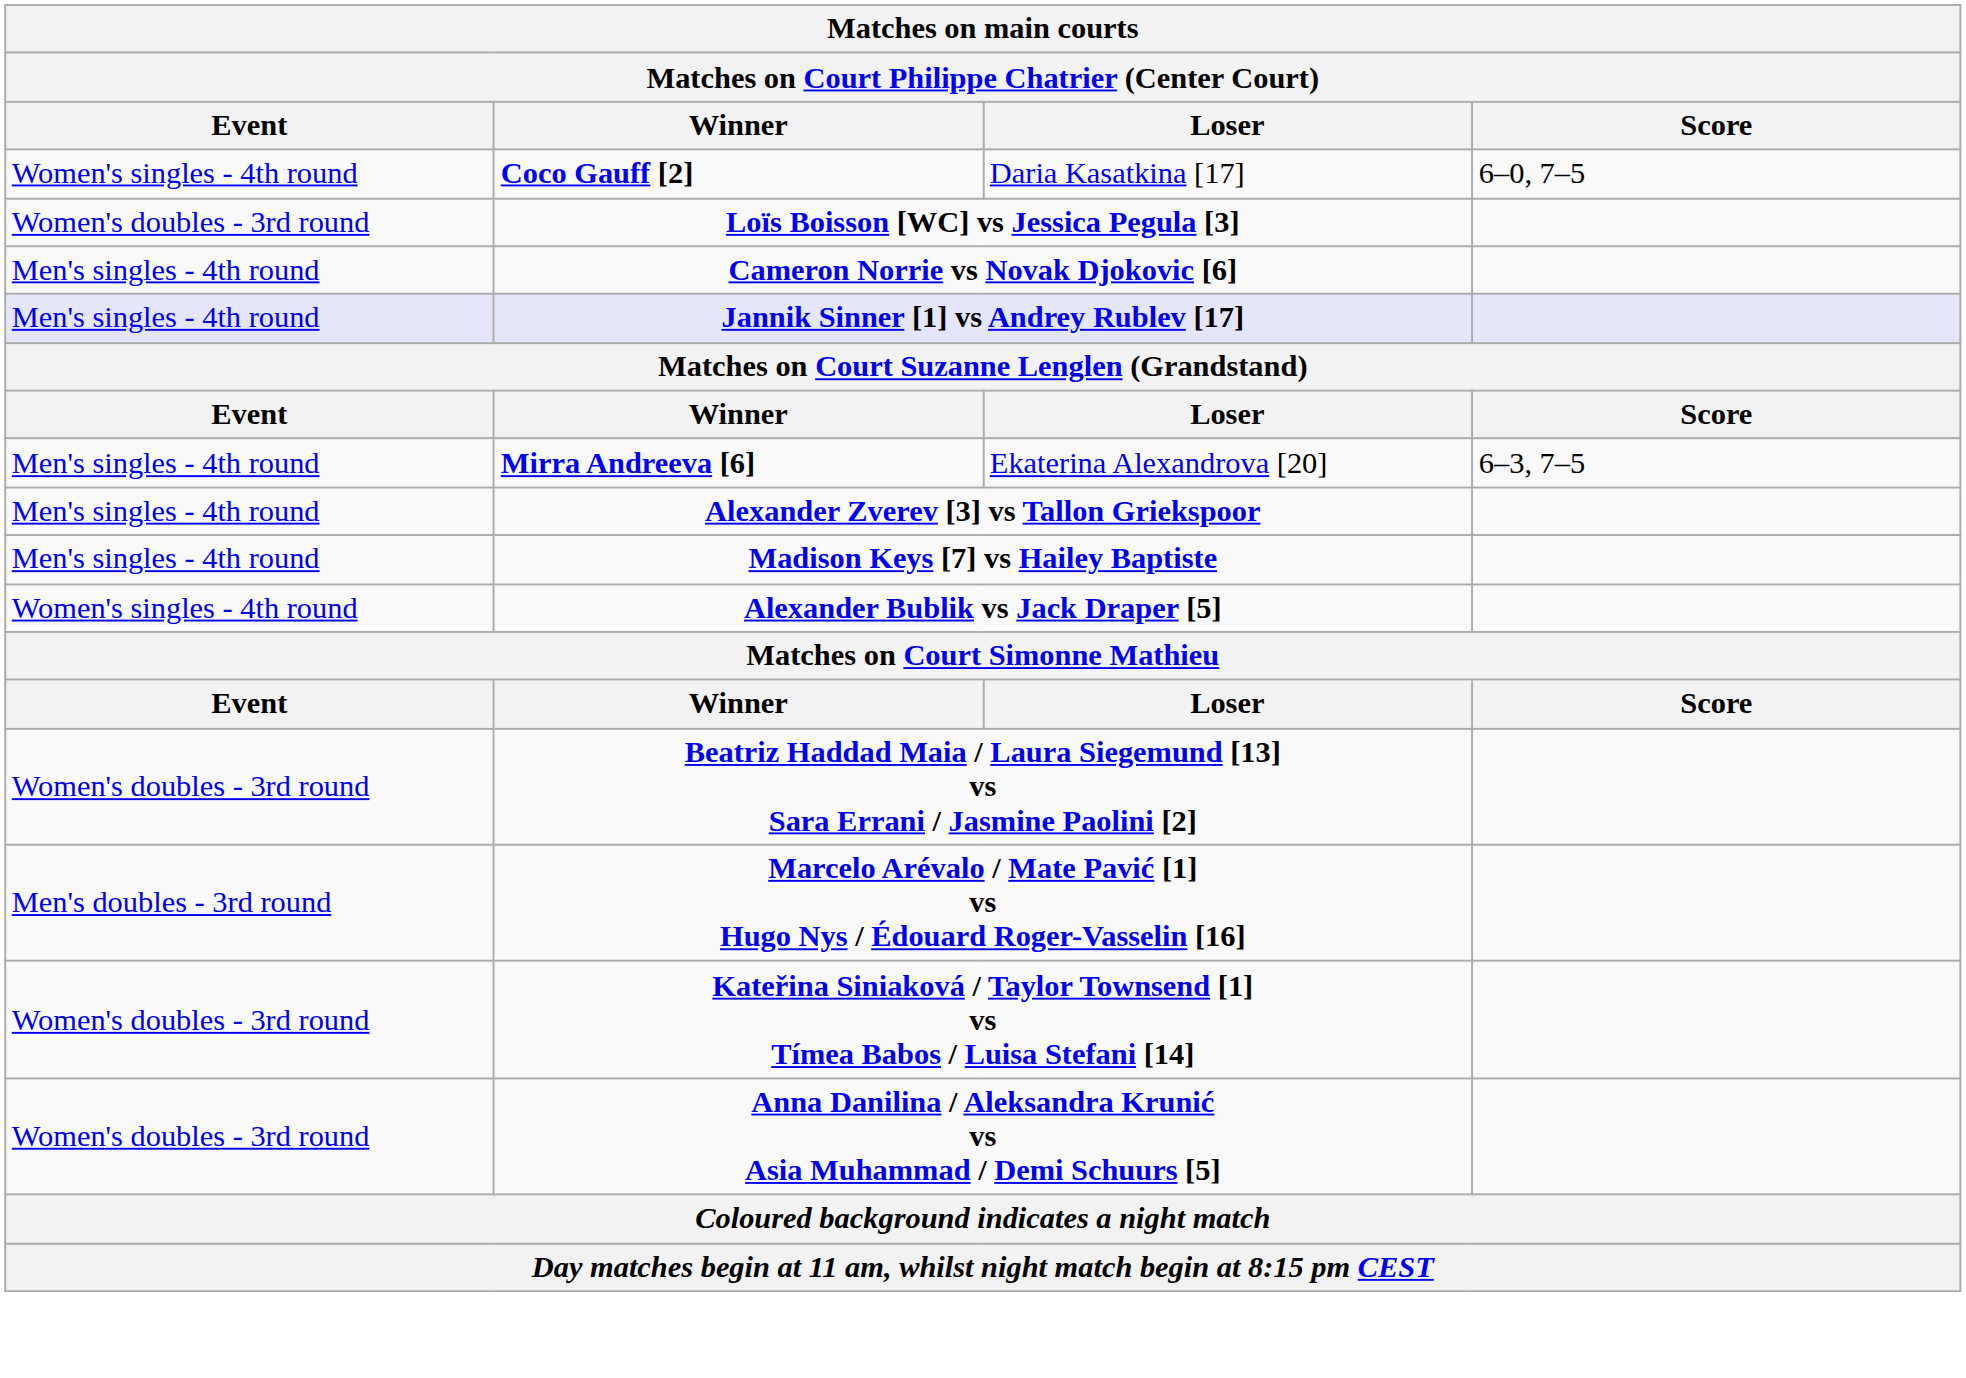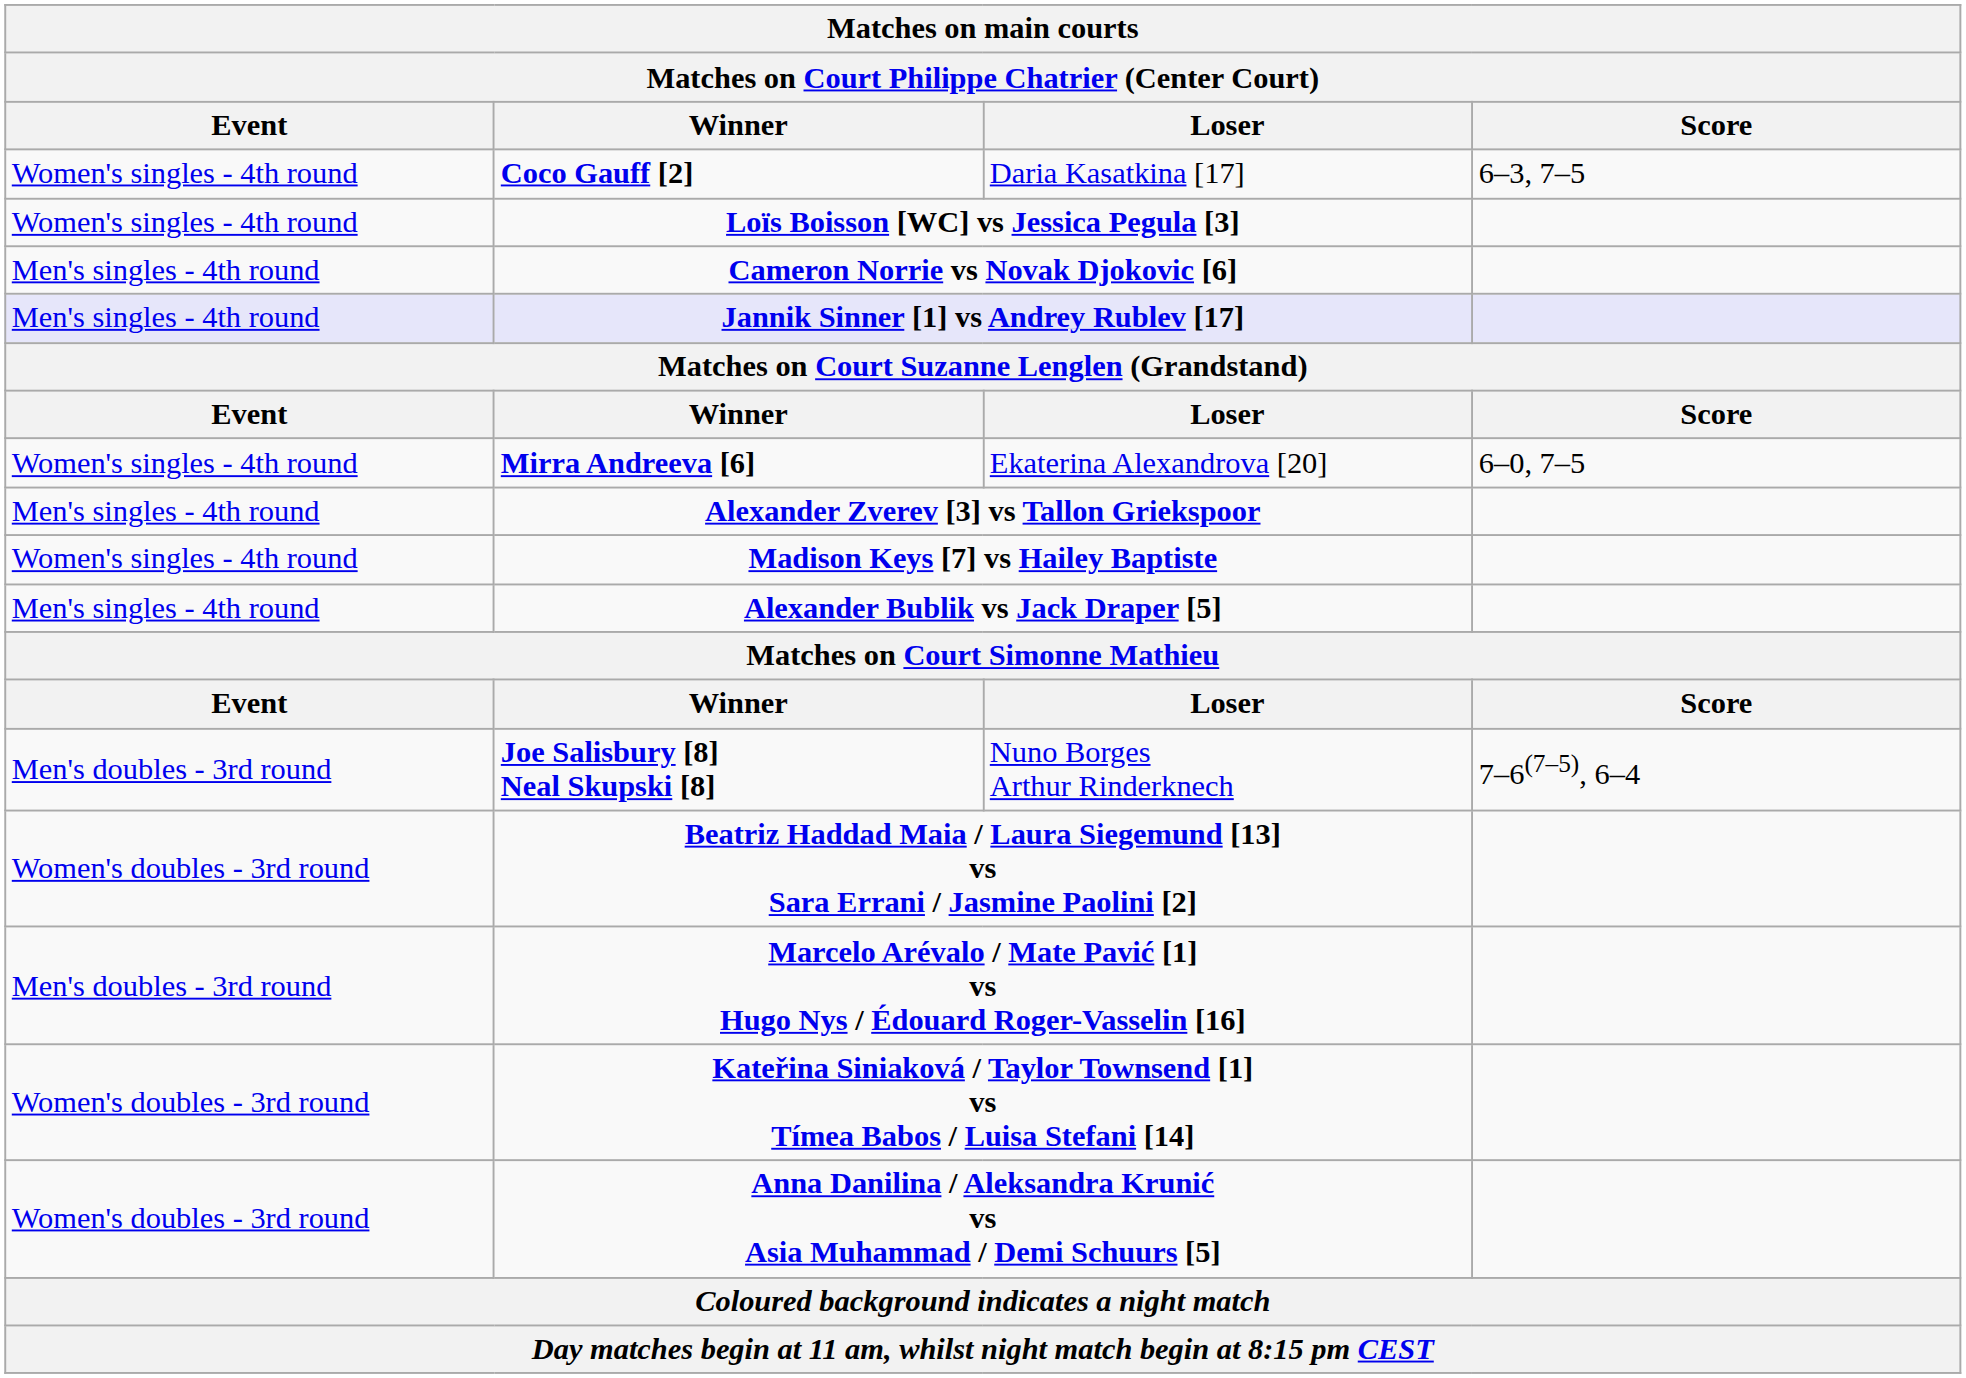(1532, 173) 6–0, 7–5 -> (1532, 173) 6–3, 7–5
(191, 221) Women's doubles - 3rd round -> (185, 221) Women's singles - 4th round
(166, 462) Men's singles - 4th round -> (185, 462) Women's singles - 4th round
(1532, 462) 6–3, 7–5 -> (1532, 462) 6–0, 7–5
(166, 558) Men's singles - 4th round -> (185, 558) Women's singles - 4th round
(185, 607) Women's singles - 4th round -> (166, 607) Men's singles - 4th round
+ row: (610, 768)
